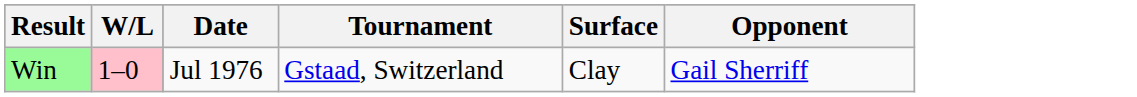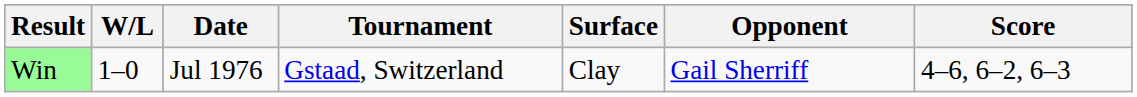+ column: (1023, 26)
(118, 69) pink background -> (118, 69) no background
